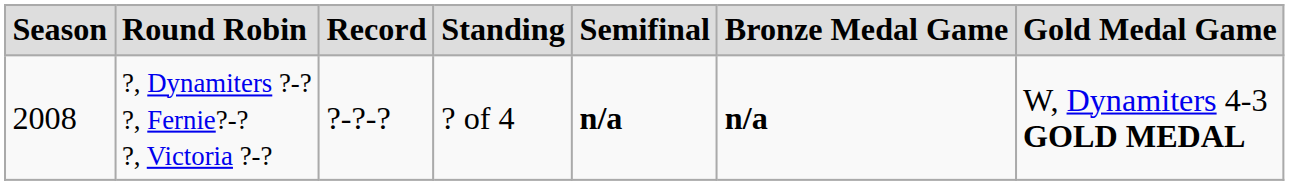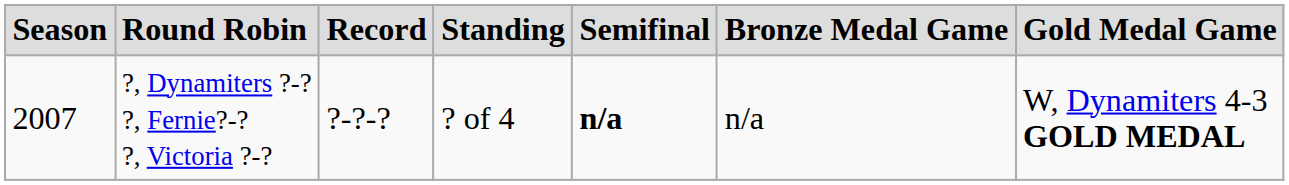(45, 117) 2008 -> (45, 117) 2007
(746, 117) bold -> (744, 117) normal
